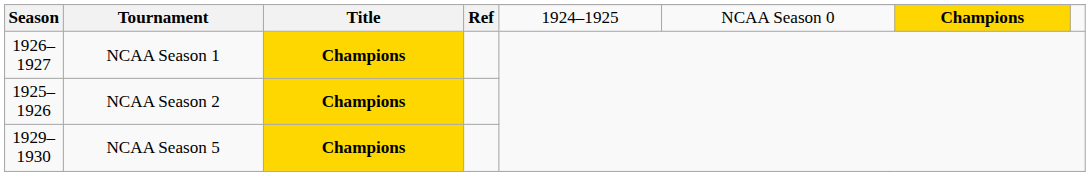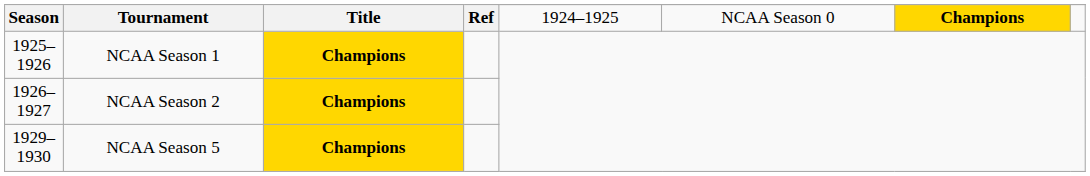(34, 54) 1926–1927 -> (34, 54) 1925–1926
(34, 101) 1925–1926 -> (34, 101) 1926–1927
